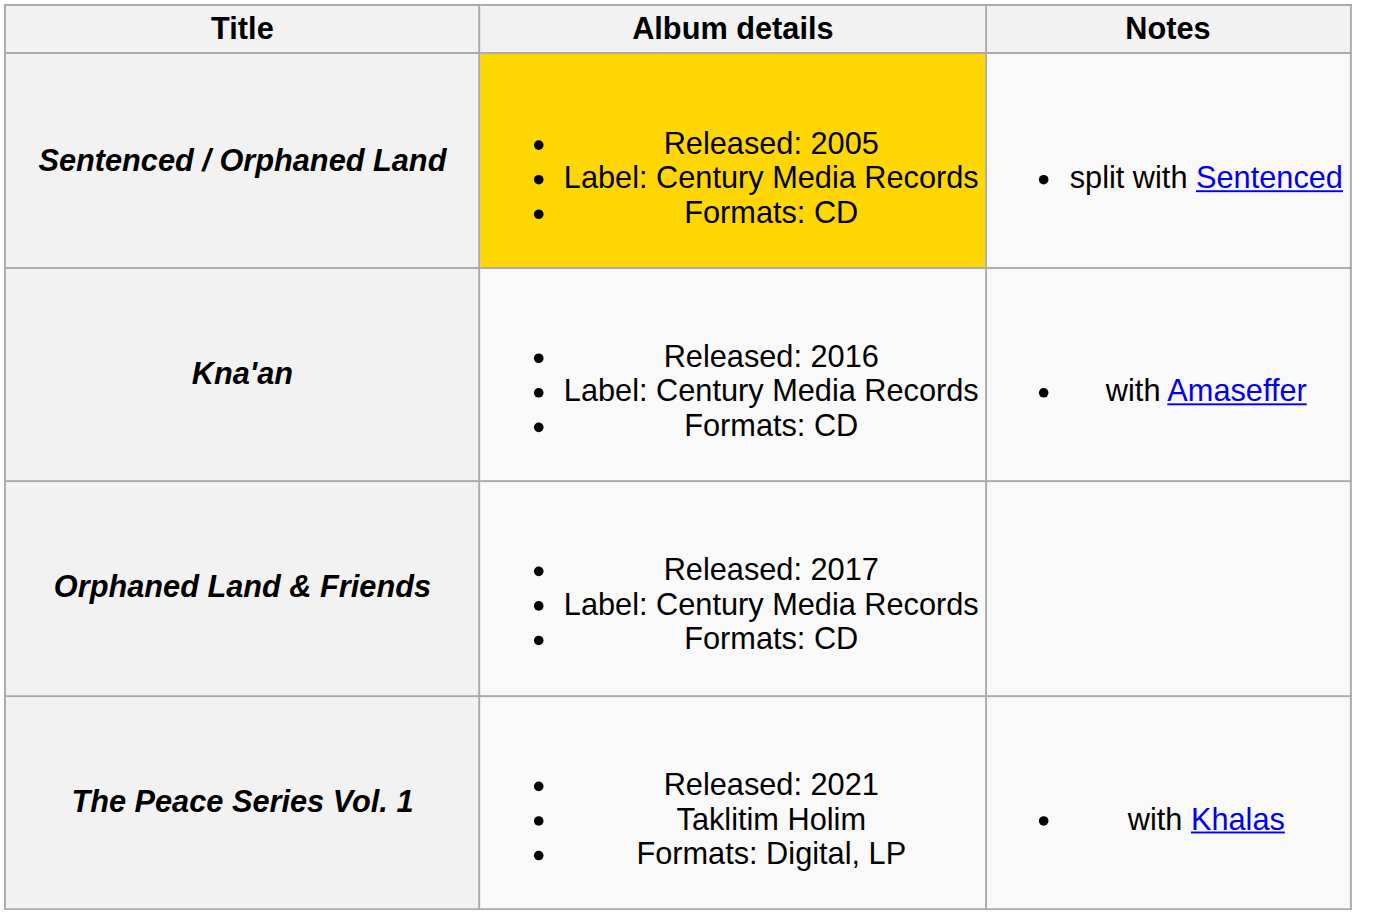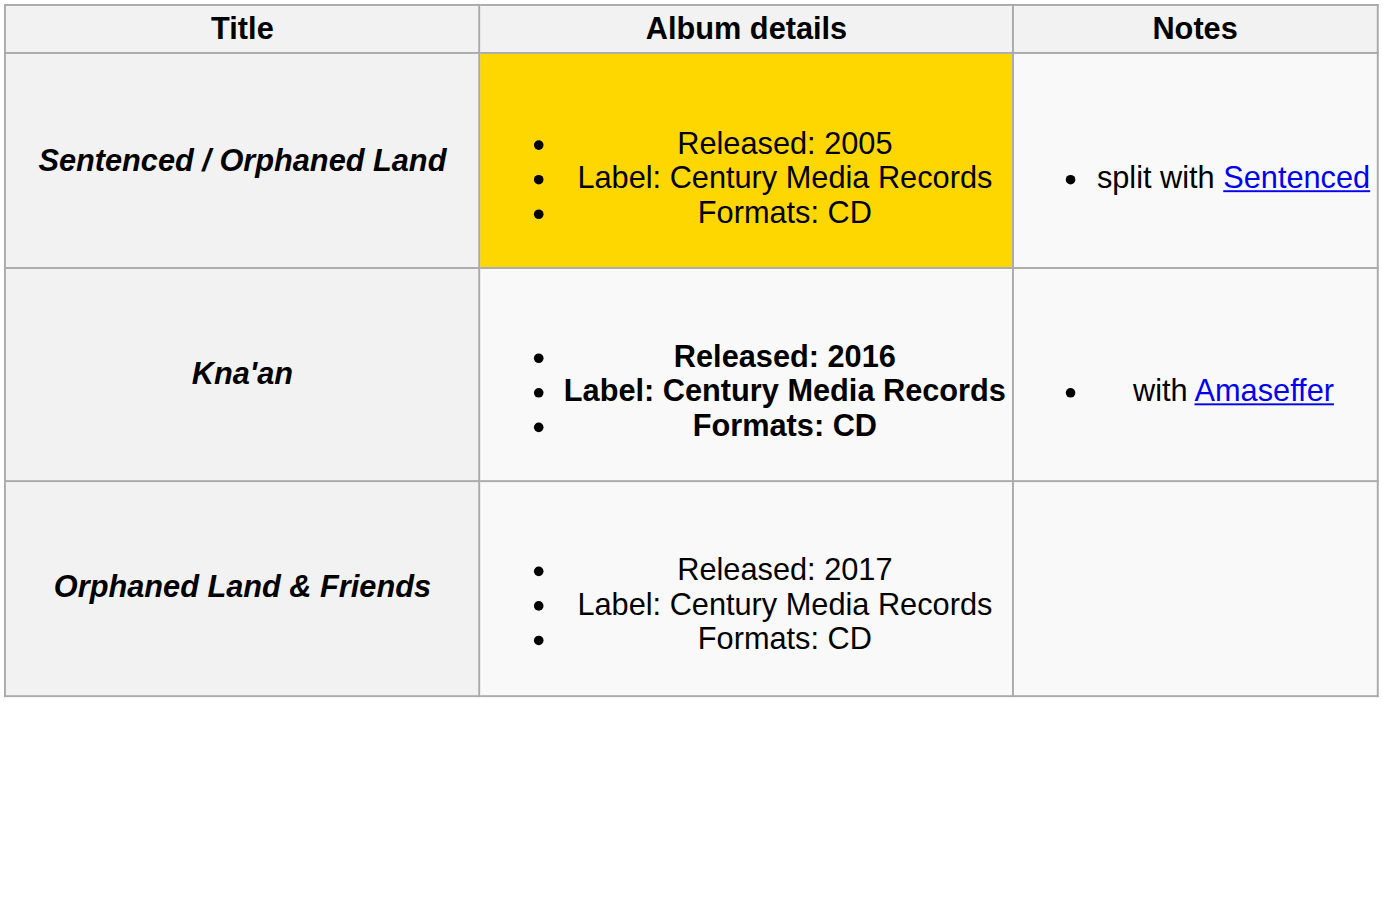(733, 392) normal -> (746, 392) bold
- row: (242, 801)
